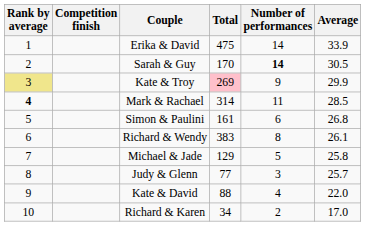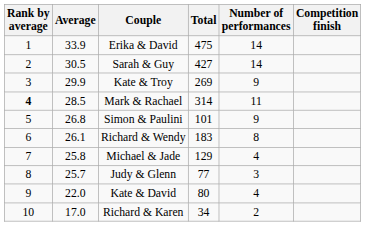columns swapped: (86, 20) <-> (338, 20)
(225, 63) 170 -> (204, 63) 427
(278, 63) bold -> (256, 63) normal
(28, 82) khaki background -> (28, 82) no background
(225, 82) pink background -> (204, 82) no background
(225, 119) 161 -> (204, 119) 101
(278, 119) 6 -> (256, 119) 9
(225, 138) 383 -> (204, 138) 183
(278, 156) 5 -> (256, 156) 4
(225, 193) 88 -> (204, 193) 80
